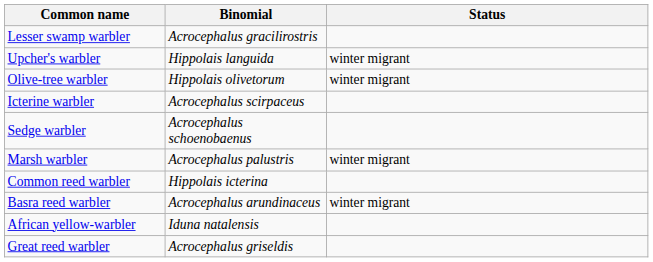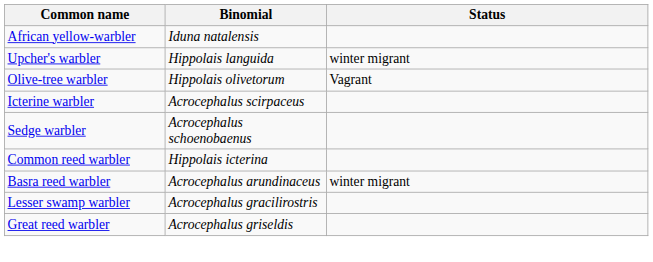rows swapped: (72, 224) <-> (69, 36)
(370, 79) winter migrant -> (351, 79) Vagrant
- row: (47, 159)
